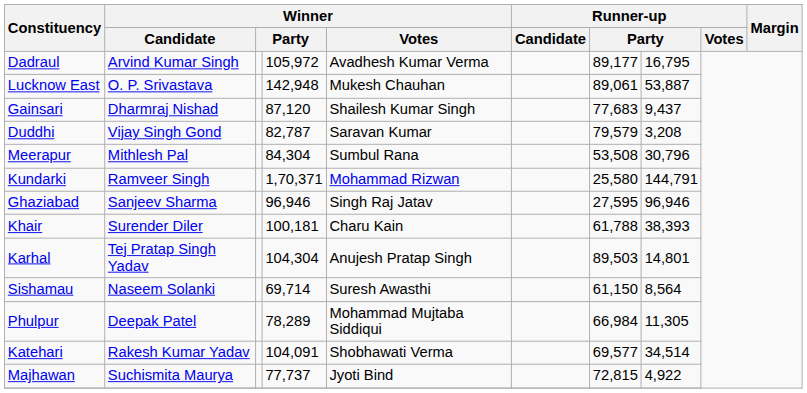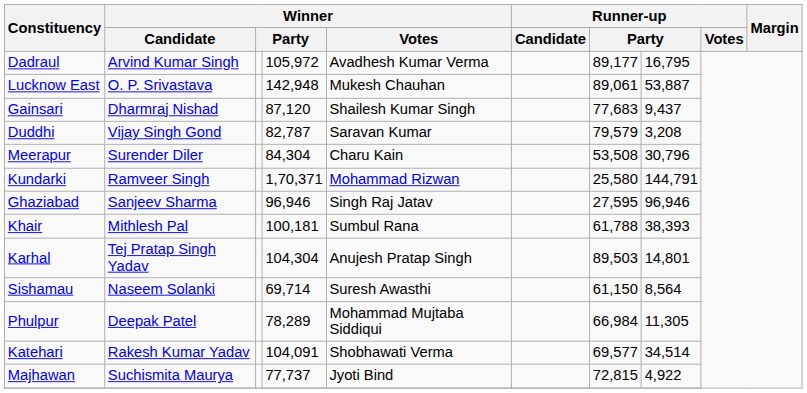(148, 156) Mithlesh Pal -> (155, 156) Surender Diler
(374, 156) Sumbul Rana -> (366, 156) Charu Kain
(155, 226) Surender Diler -> (148, 226) Mithlesh Pal
(366, 226) Charu Kain -> (374, 226) Sumbul Rana
